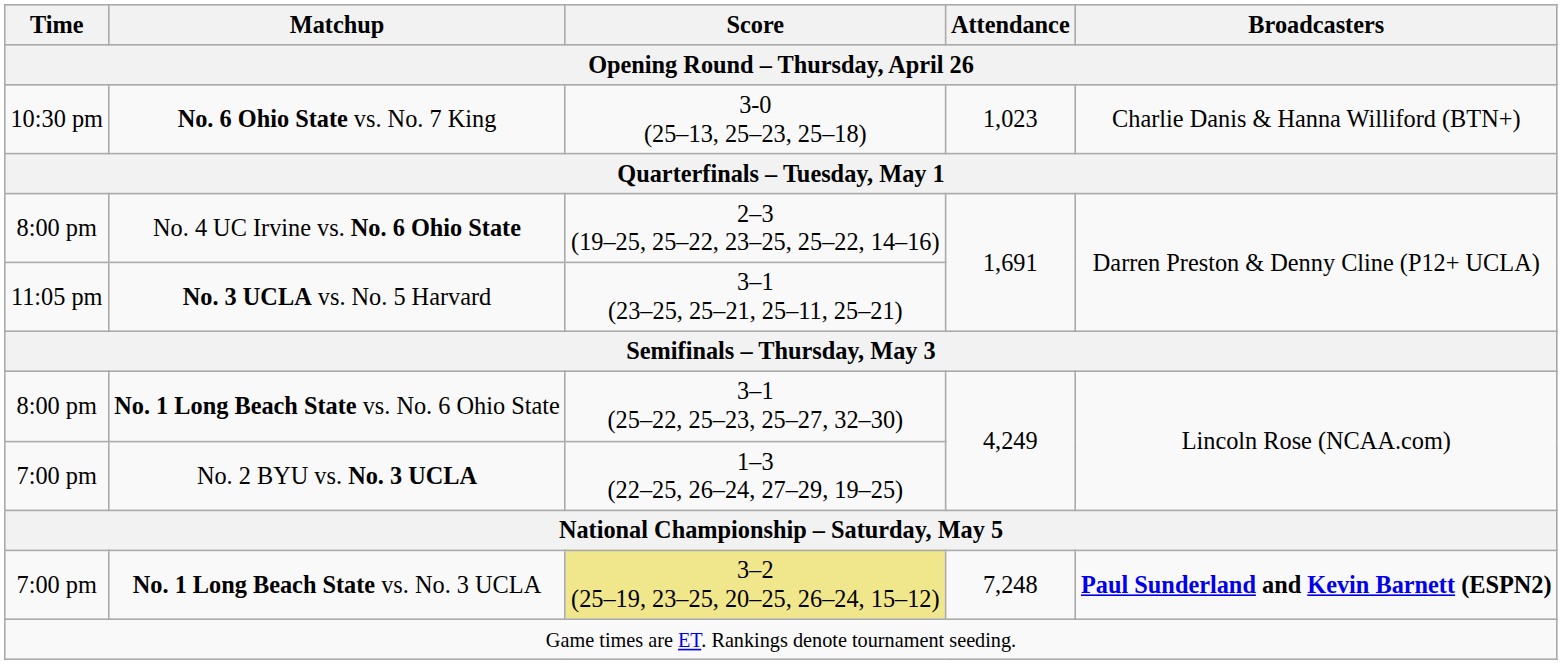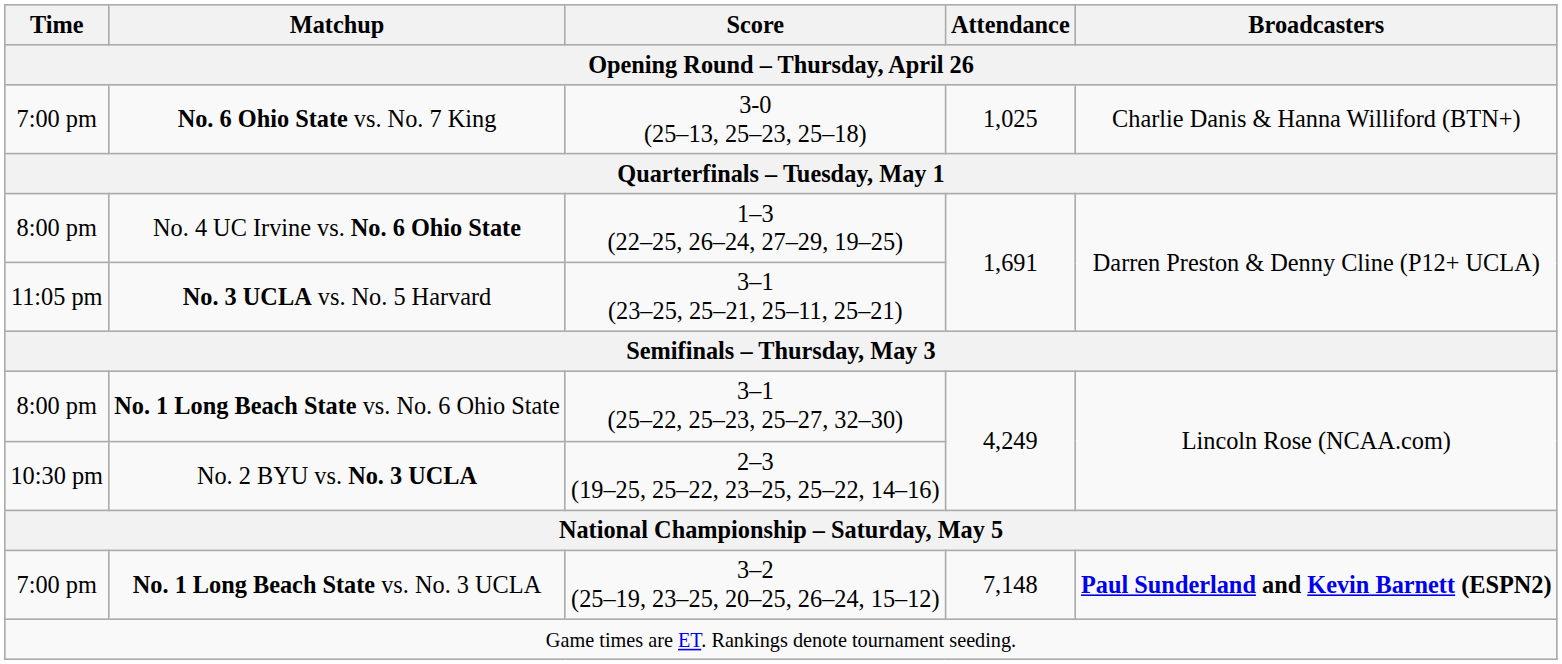(57, 119) 10:30 pm -> (57, 119) 7:00 pm
(1010, 119) 1,023 -> (1010, 119) 1,025
(755, 228) 2–3 (19–25, 25–22, 23–25, 25–22, 14–16) -> (755, 228) 1–3 (22–25, 26–24, 27–29, 19–25)
(57, 475) 7:00 pm -> (57, 475) 10:30 pm
(755, 475) 1–3 (22–25, 26–24, 27–29, 19–25) -> (755, 475) 2–3 (19–25, 25–22, 23–25, 25–22, 14–16)
(755, 584) khaki background -> (755, 584) no background
(1010, 584) 7,248 -> (1010, 584) 7,148
